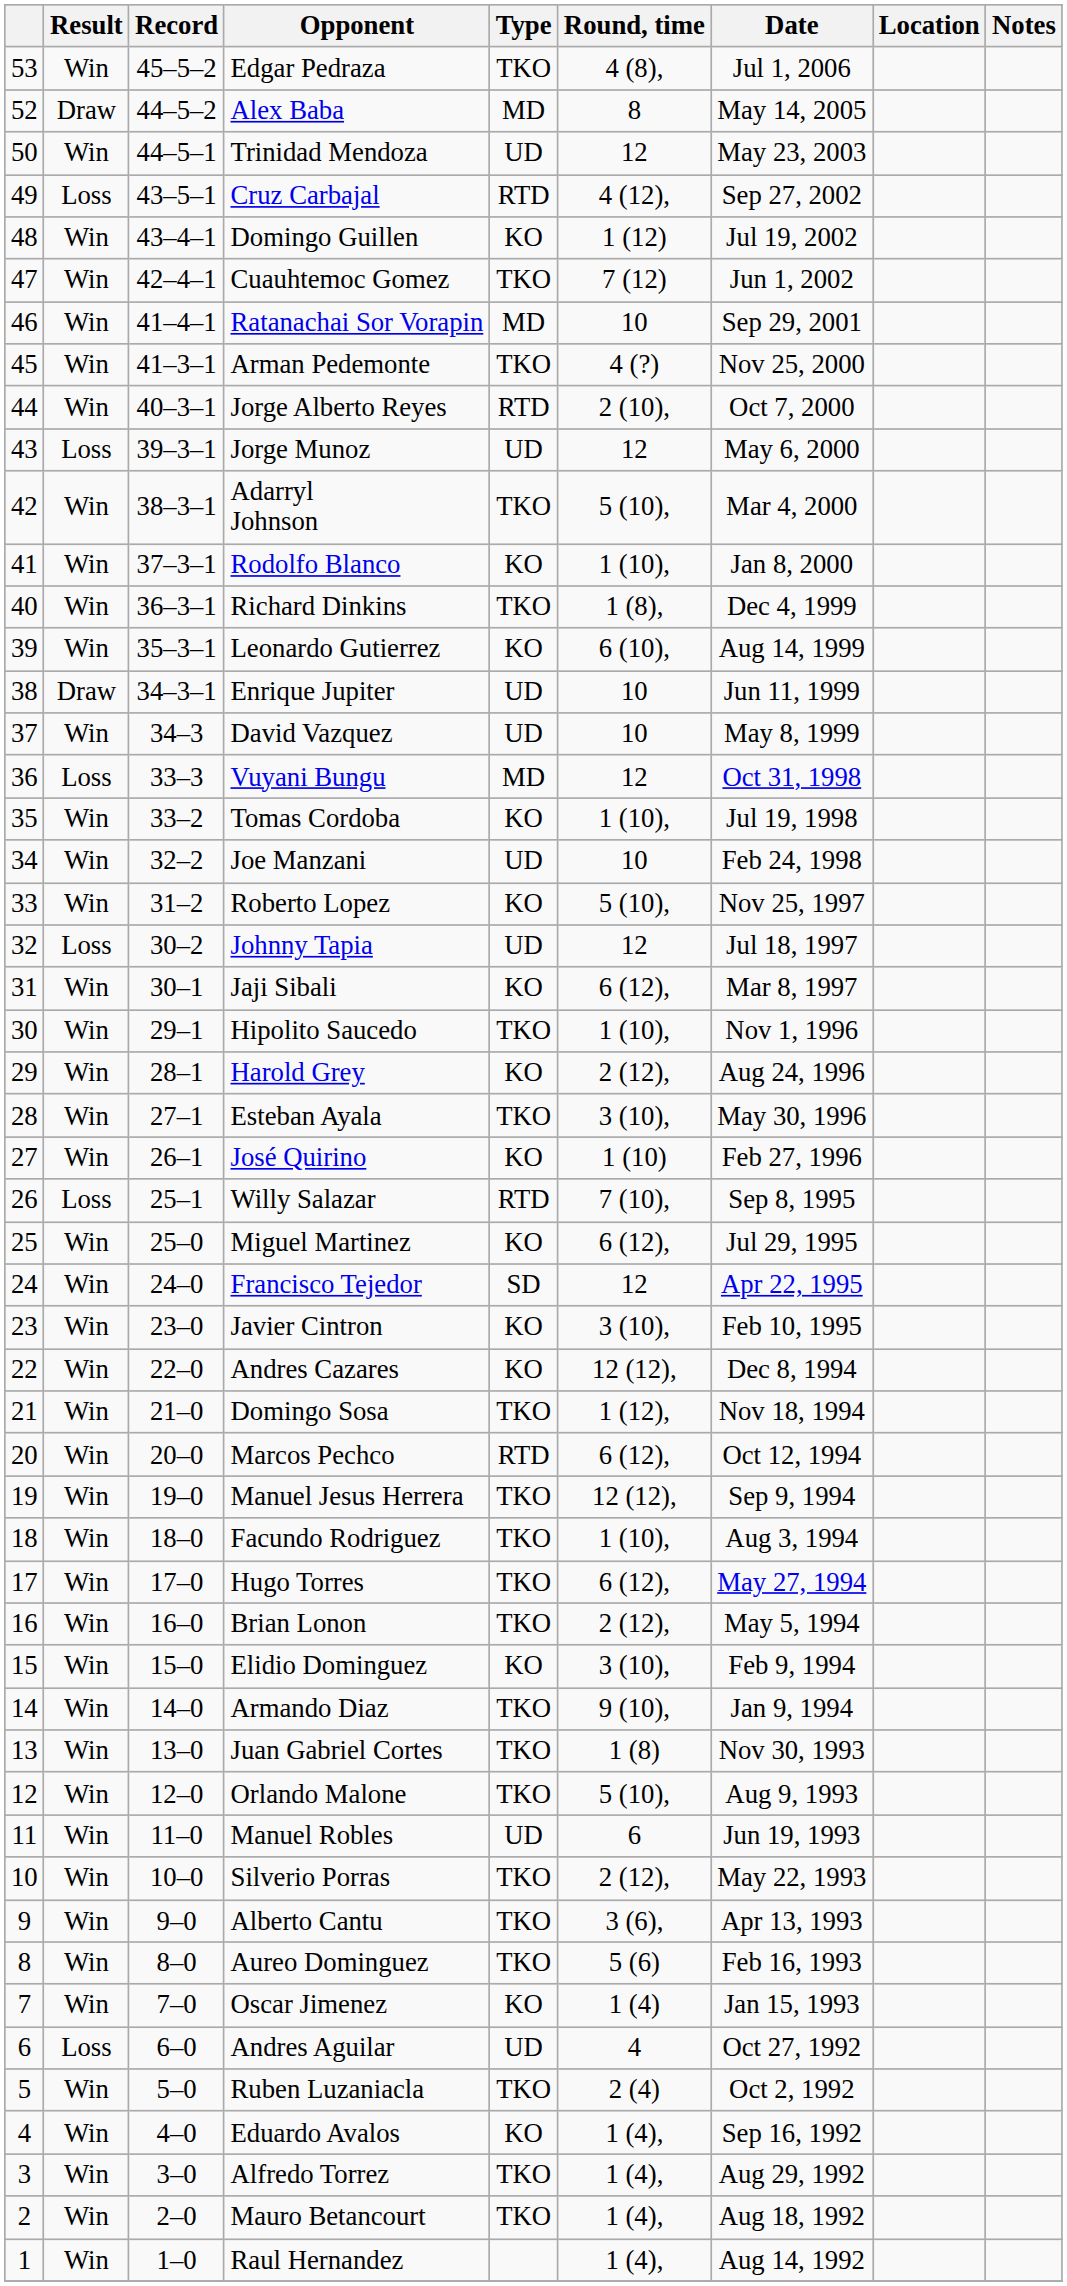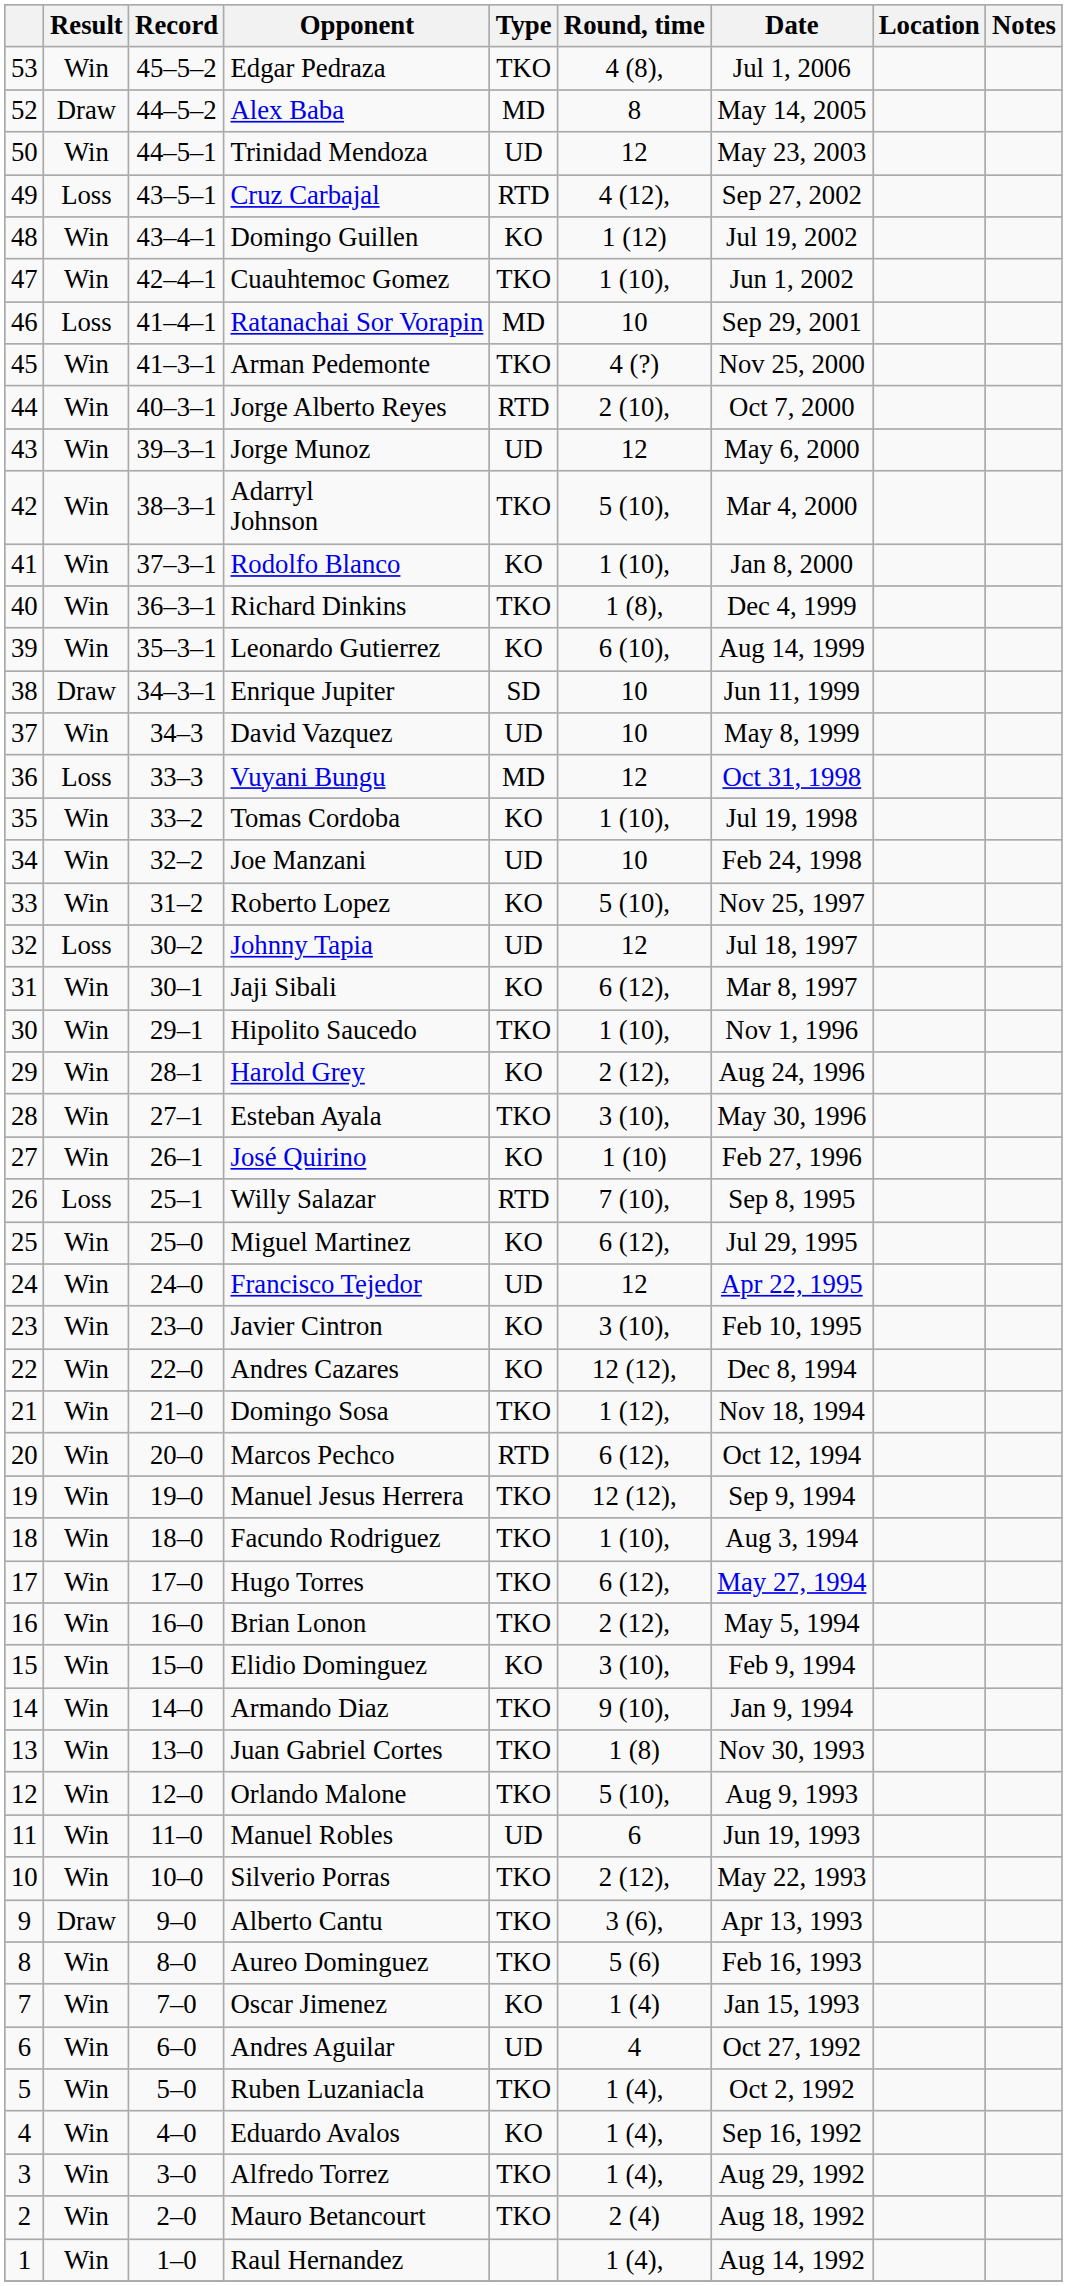(634, 279) 7 (12) -> (634, 279) 1 (10),
(86, 322) Win -> (86, 322) Loss
(86, 449) Loss -> (86, 449) Win
(524, 691) UD -> (524, 691) SD
(524, 1284) SD -> (524, 1284) UD
(86, 1920) Win -> (86, 1920) Draw
(86, 2047) Loss -> (86, 2047) Win
(634, 2089) 2 (4) -> (634, 2089) 1 (4),
(634, 2216) 1 (4), -> (634, 2216) 2 (4)
